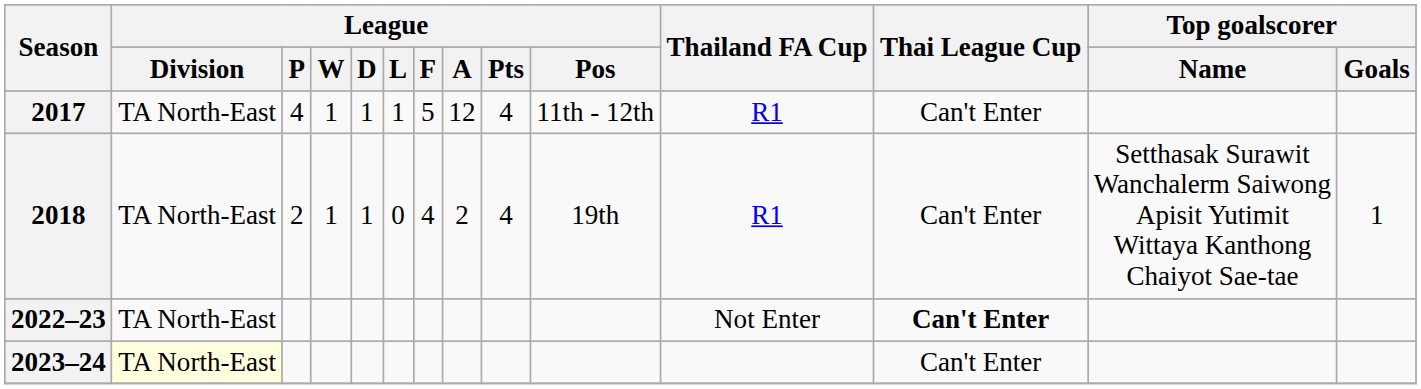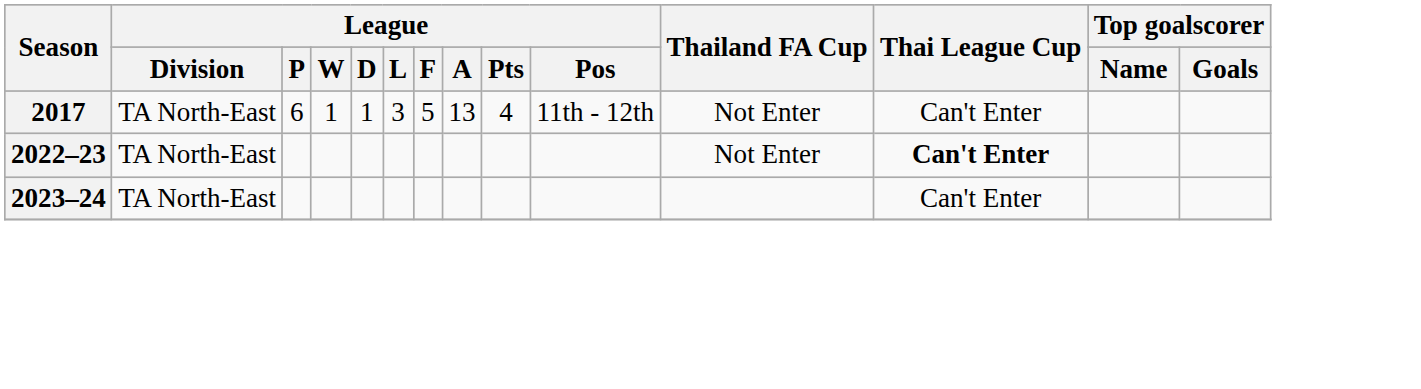(297, 111) 4 -> (297, 111) 6
(398, 111) 1 -> (398, 111) 3
(462, 111) 12 -> (462, 111) 13
(767, 111) R1 -> (767, 111) Not Enter
- row: (58, 215)
(197, 362) lightyellow background -> (197, 197) no background
